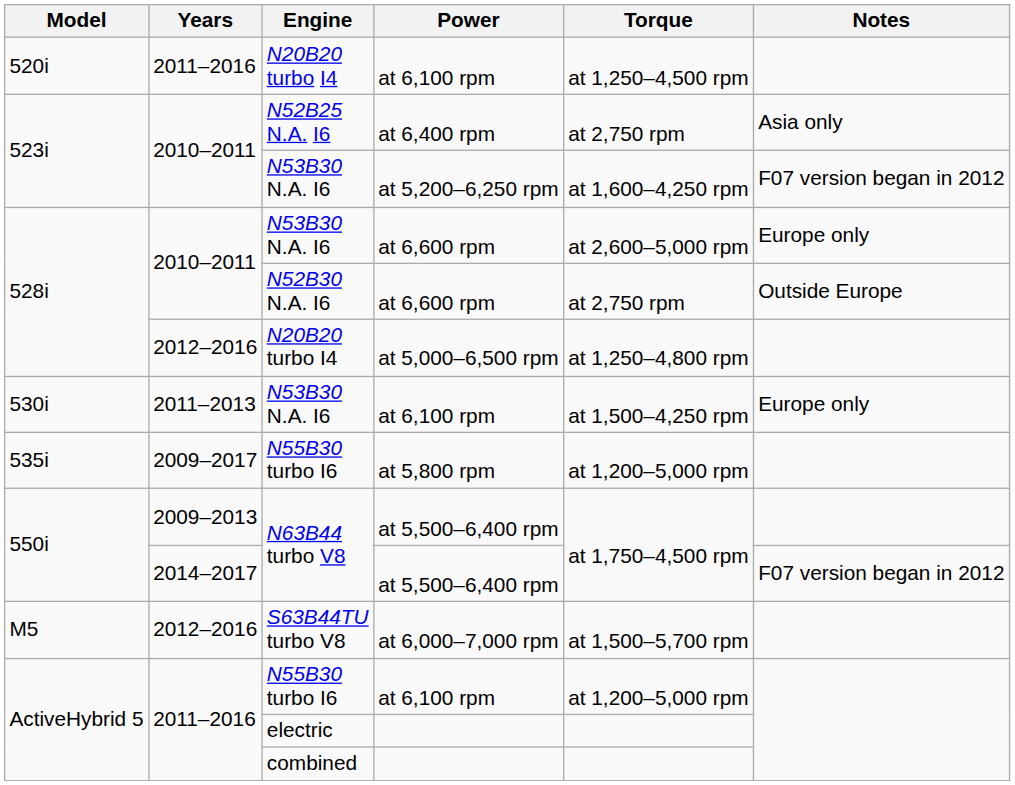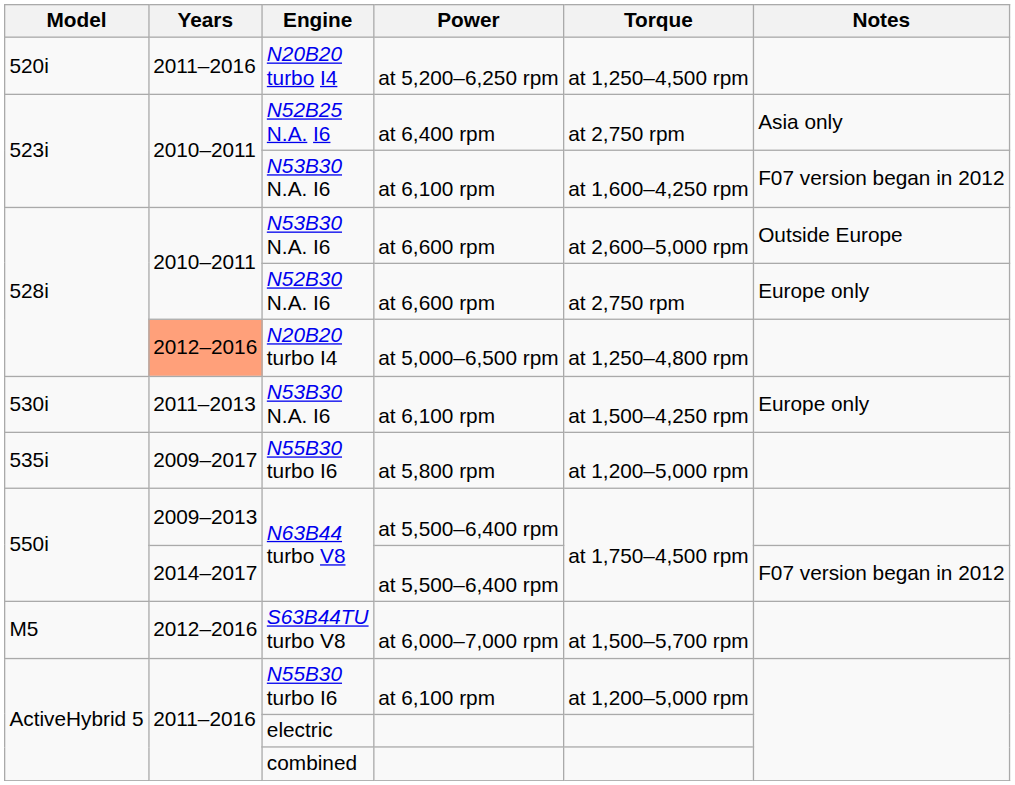(437, 77) at 6,100 rpm -> (468, 77) at 5,200–6,250 rpm
(468, 190) at 5,200–6,250 rpm -> (437, 190) at 6,100 rpm
(814, 234) Europe only -> (830, 234) Outside Europe
(830, 291) Outside Europe -> (814, 291) Europe only
(205, 347) no background -> (205, 347) lightsalmon background
